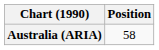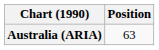(129, 34) 58 -> (129, 34) 63
